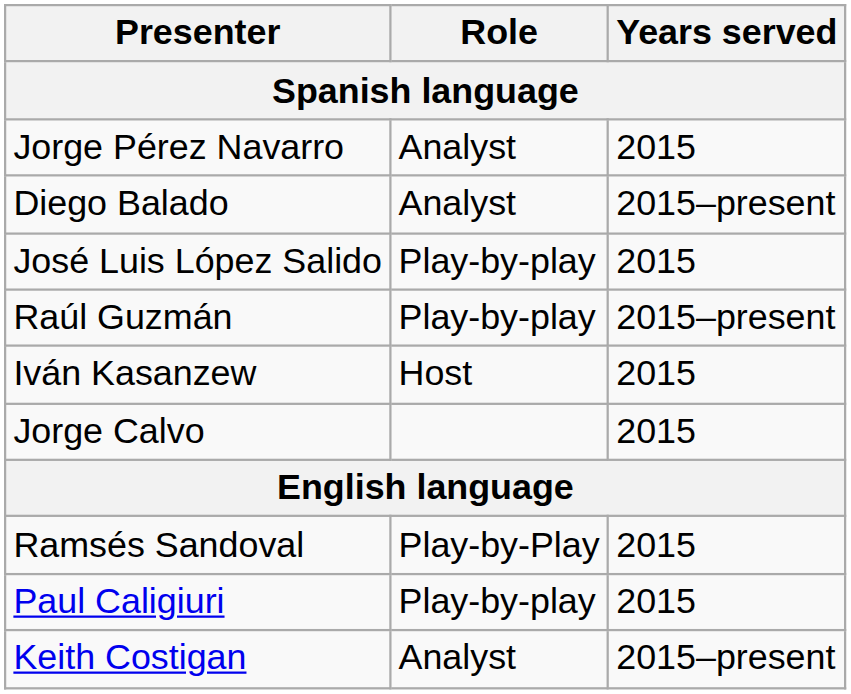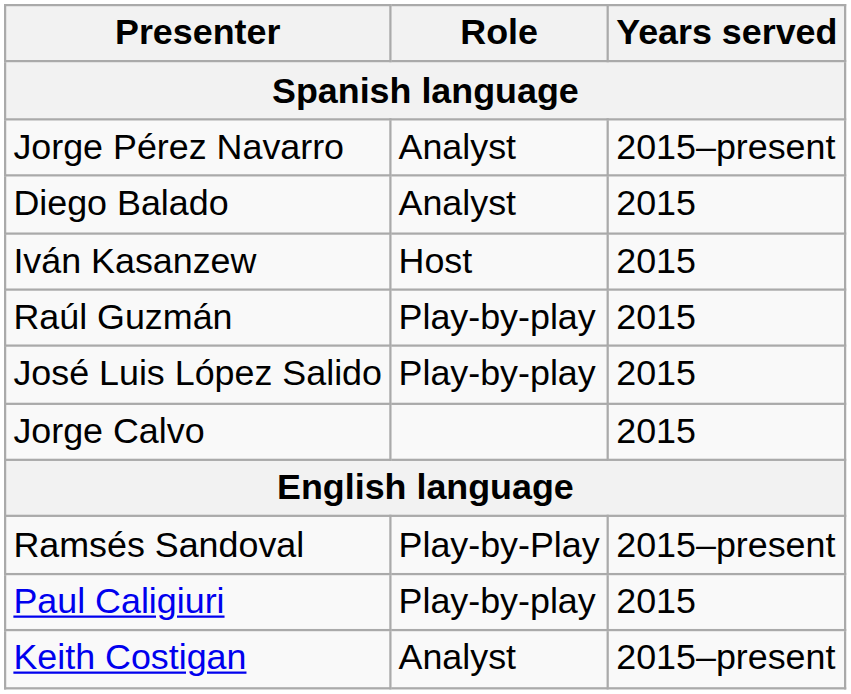(656, 146) 2015 -> (726, 146) 2015–present
(726, 203) 2015–present -> (656, 203) 2015
rows swapped: (198, 260) <-> (135, 373)
(726, 317) 2015–present -> (656, 317) 2015
(656, 544) 2015 -> (726, 544) 2015–present
